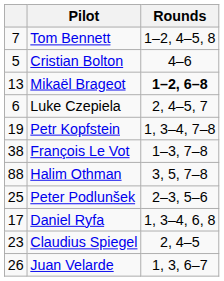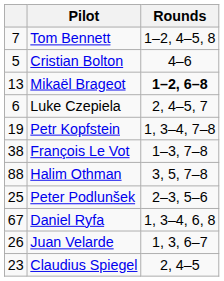(16, 220) 17 -> (16, 220) 67
rows swapped: (84, 242) <-> (72, 265)
